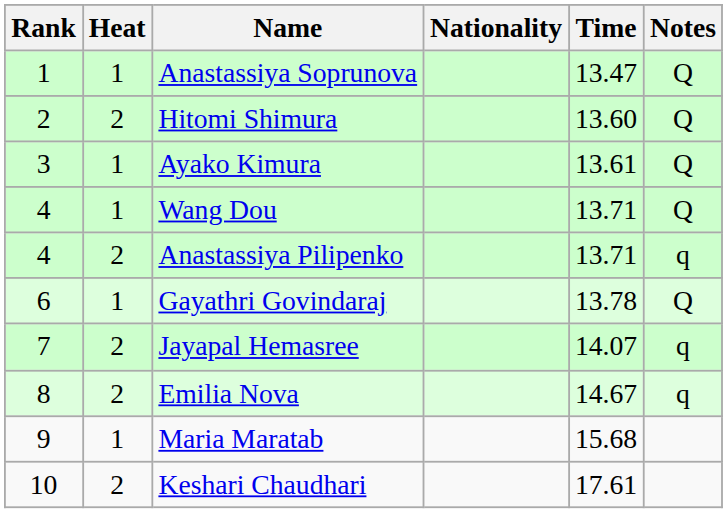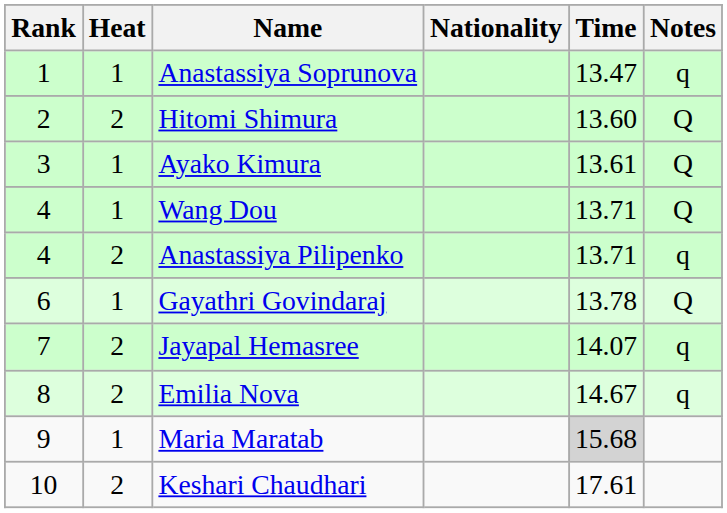(683, 73) Q -> (683, 73) q
(606, 438) no background -> (606, 438) lightgrey background
